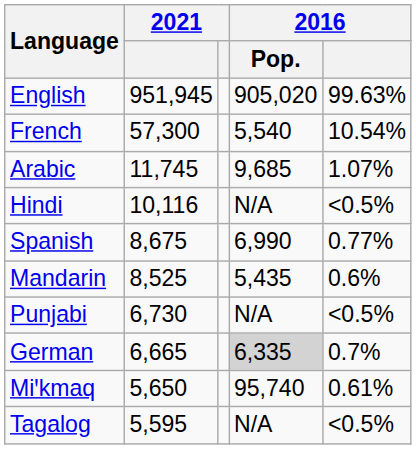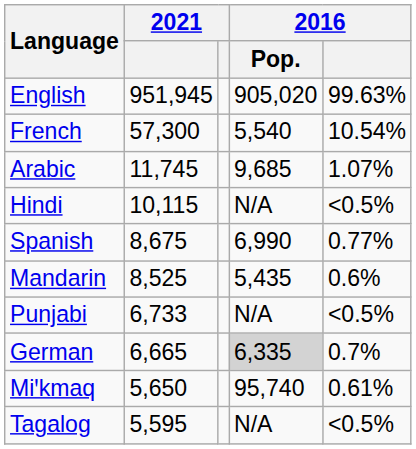(164, 205) 10,116 -> (164, 205) 10,115
(158, 315) 6,730 -> (158, 315) 6,733
